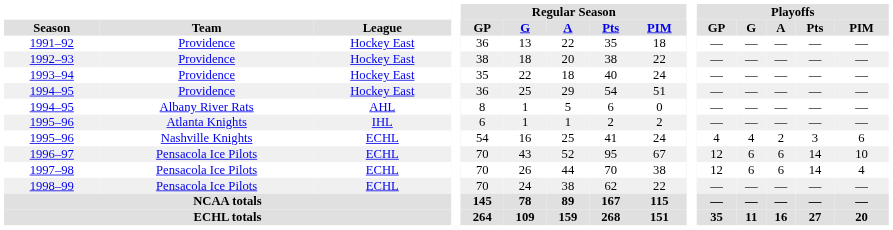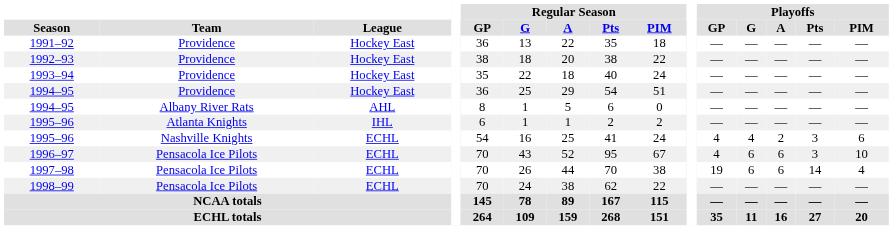(717, 154) 12 -> (717, 154) 4
(815, 154) 14 -> (815, 154) 3
(717, 170) 12 -> (717, 170) 19
